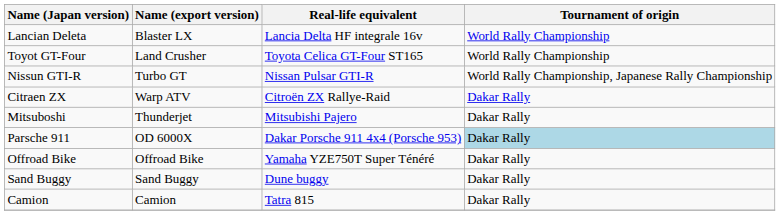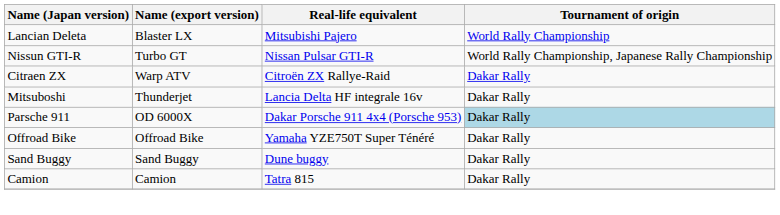(344, 35) Lancia Delta HF integrale 16v -> (311, 35) Mitsubishi Pajero
- row: (46, 55)
(311, 117) Mitsubishi Pajero -> (344, 96) Lancia Delta HF integrale 16v
